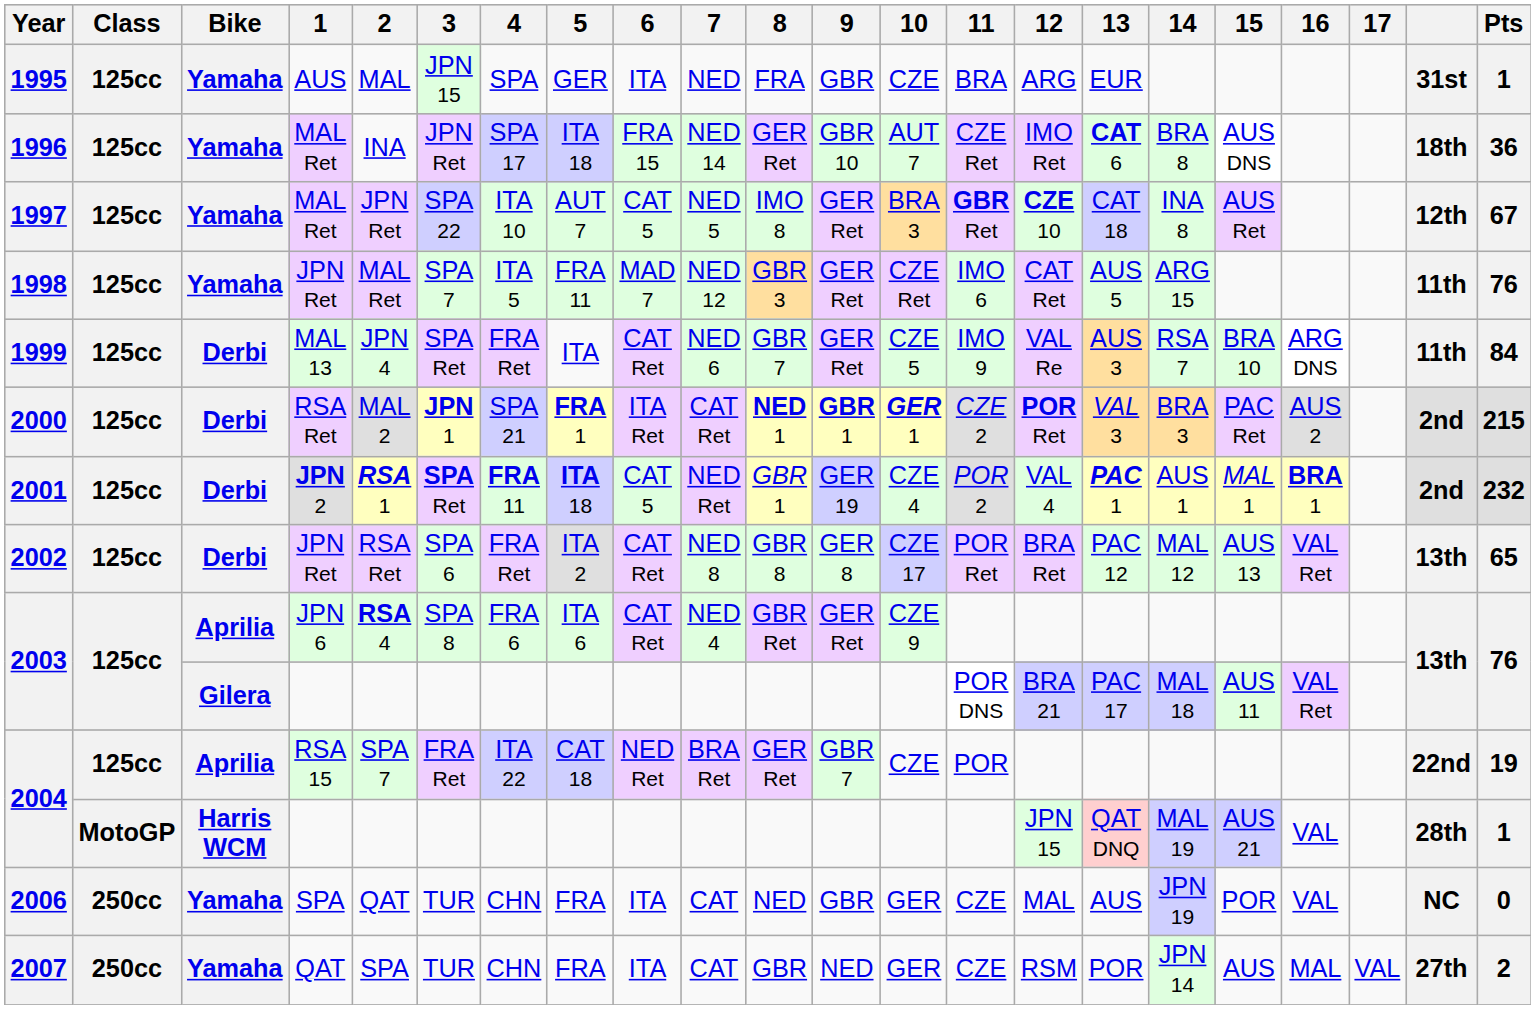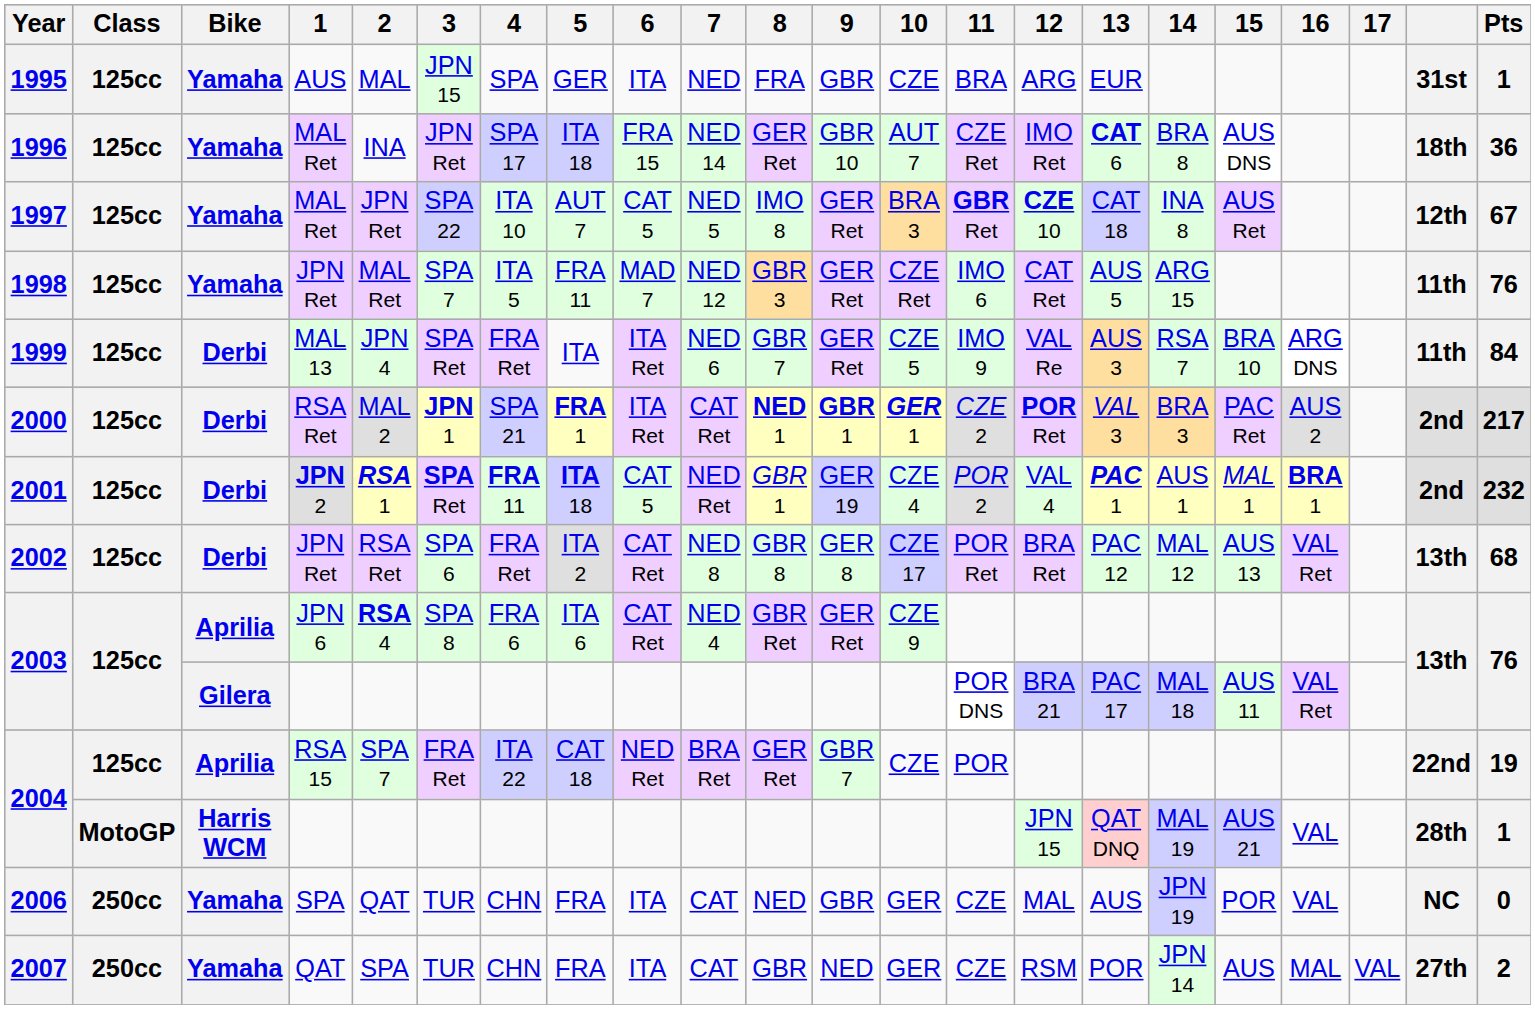(648, 352) CAT Ret -> (648, 352) ITA Ret
(1504, 421) 215 -> (1504, 421) 217
(1504, 558) 65 -> (1504, 558) 68
